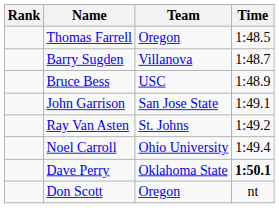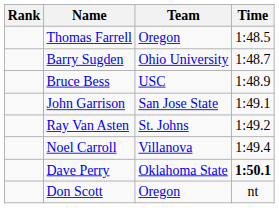(165, 59) Villanova -> (183, 59) Ohio University
(183, 147) Ohio University -> (165, 147) Villanova
